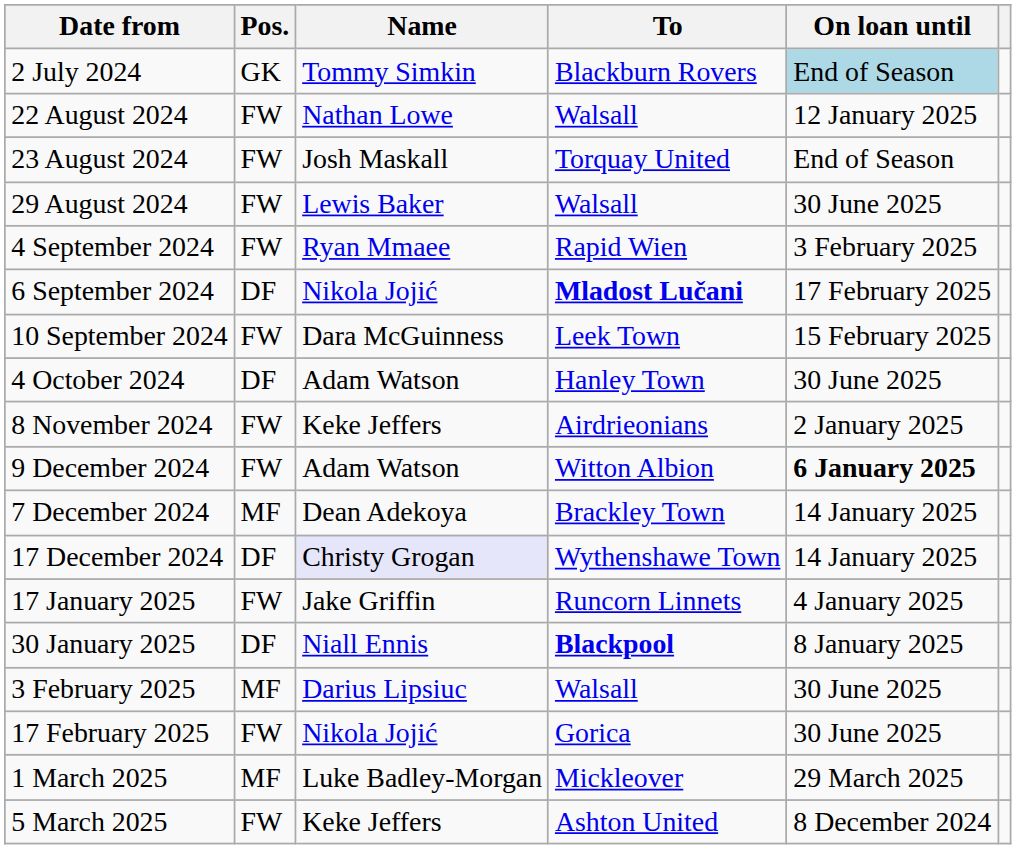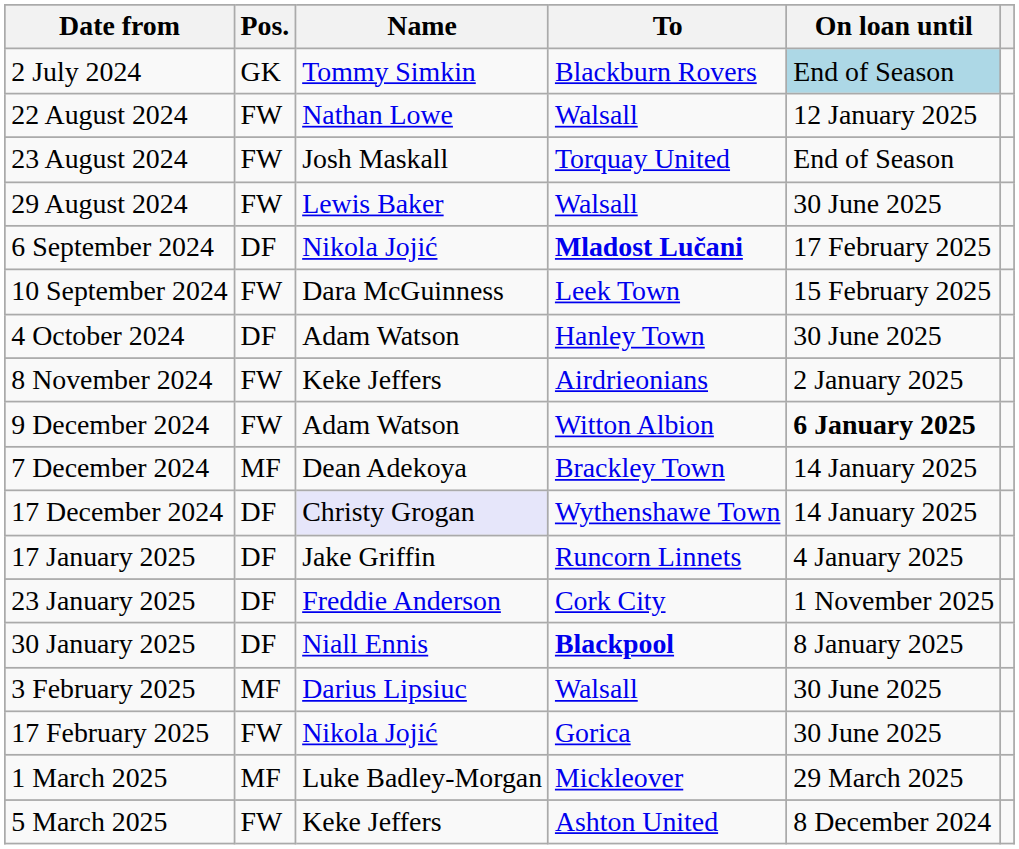- row: (113, 247)
(261, 600) FW -> (258, 556) DF
+ row: (103, 600)
